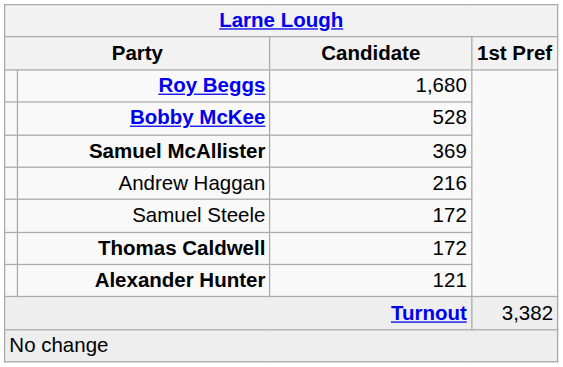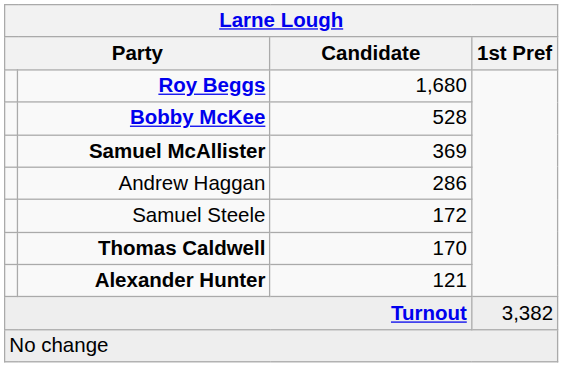(450, 183) 216 -> (450, 183) 286
(450, 248) 172 -> (450, 248) 170
